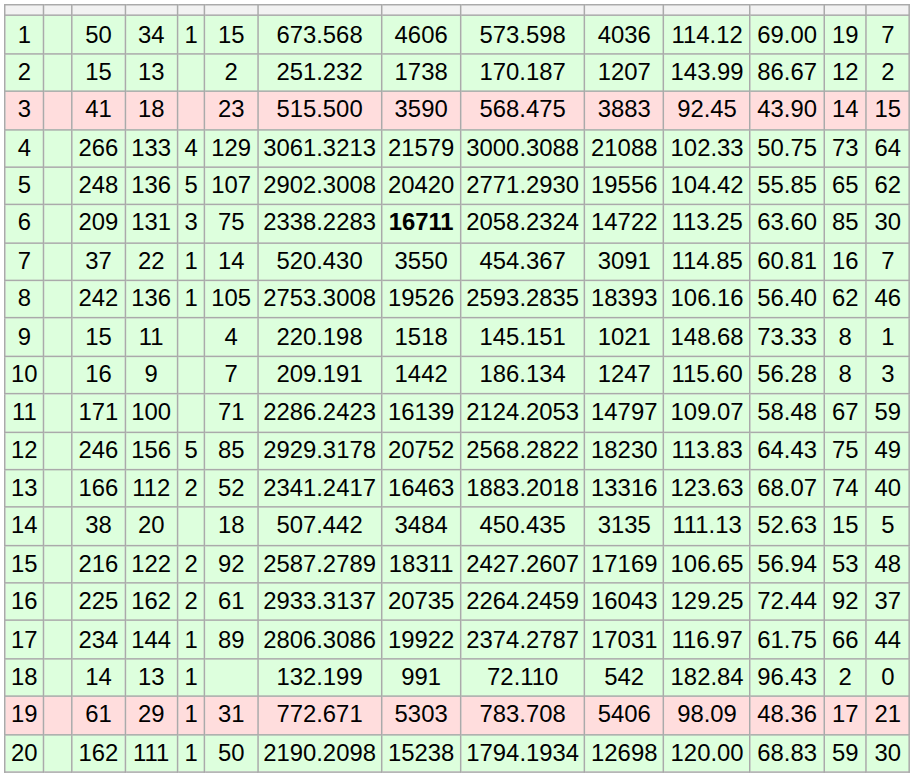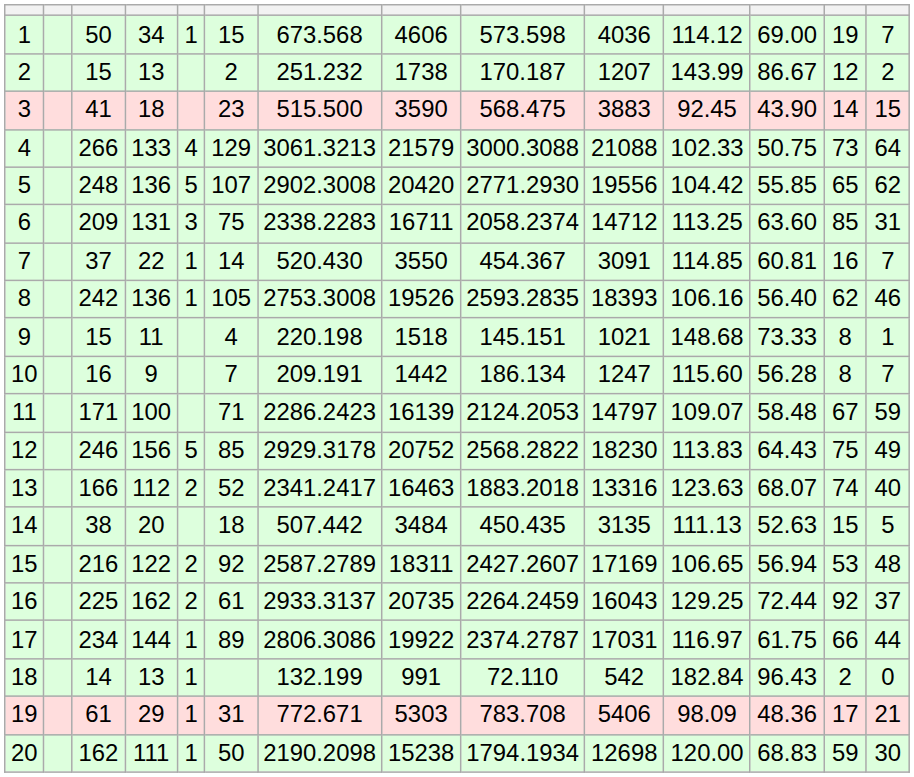(421, 223) bold -> (421, 223) normal
(523, 223) 2058.2324 -> (523, 223) 2058.2374
(624, 223) 14722 -> (624, 223) 14712
(888, 223) 30 -> (888, 223) 31
(888, 374) 3 -> (888, 374) 7
